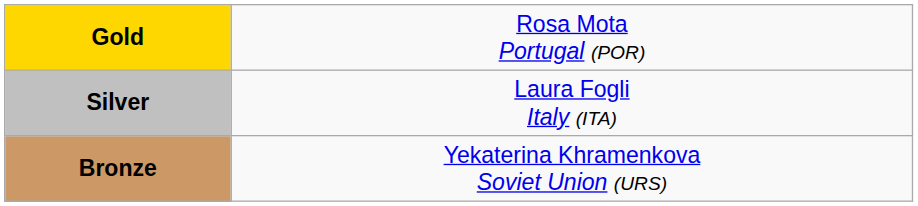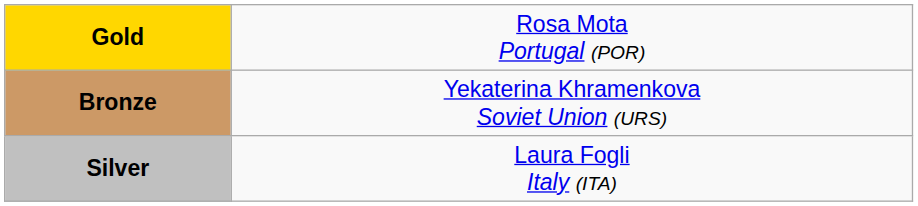rows swapped: (118, 102) <-> (118, 167)
